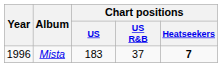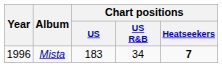(138, 54) 37 -> (138, 54) 34
